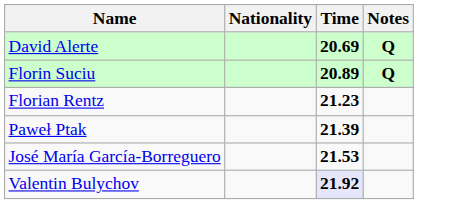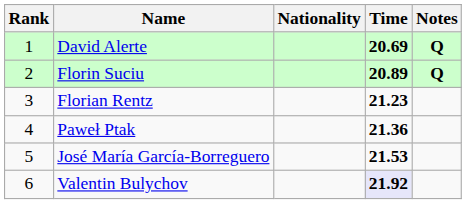+ column: (29, 18)
(340, 128) 21.39 -> (388, 128) 21.36
